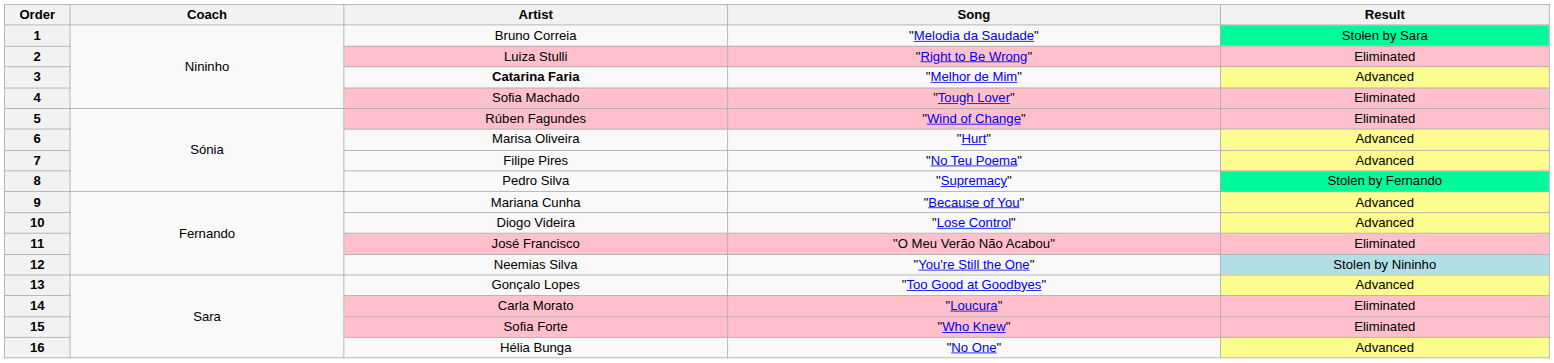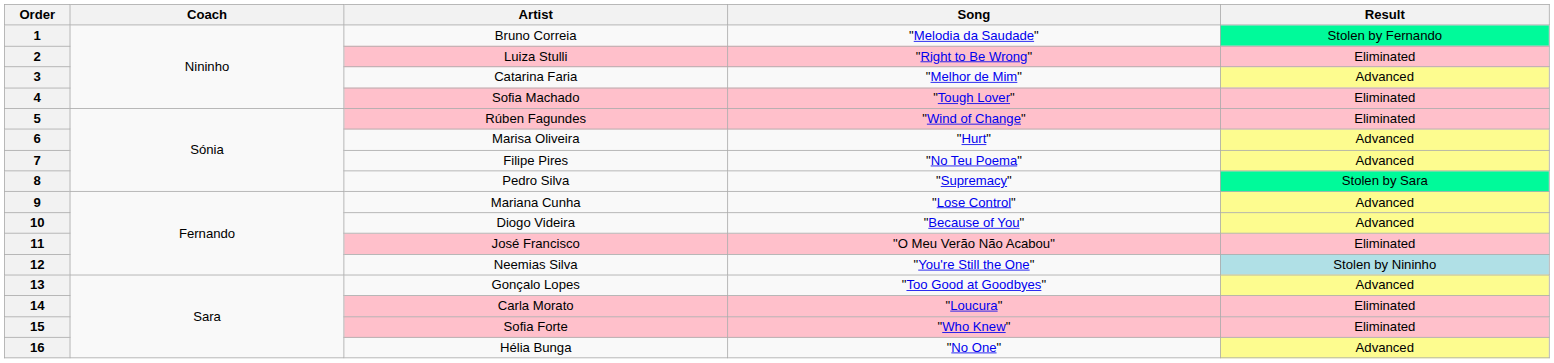(1385, 35) Stolen by Sara -> (1385, 35) Stolen by Fernando
(536, 77) bold -> (536, 77) normal
(1385, 181) Stolen by Fernando -> (1385, 181) Stolen by Sara
(974, 202) "Because of You" -> (974, 202) "Lose Control"
(974, 222) "Lose Control" -> (974, 222) "Because of You"
